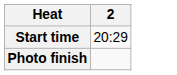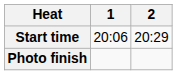+ column: (111, 15)
